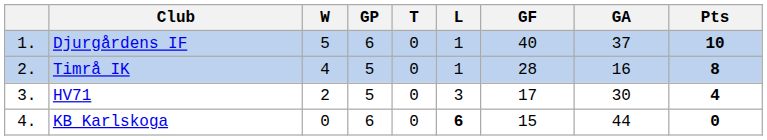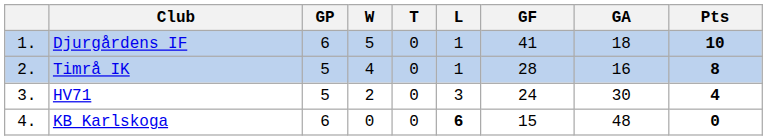columns swapped: (369, 18) <-> (325, 18)
(528, 44) 40 -> (528, 44) 41
(621, 44) 37 -> (621, 44) 18
(528, 96) 17 -> (528, 96) 24
(621, 122) 44 -> (621, 122) 48
